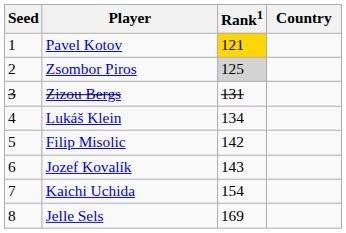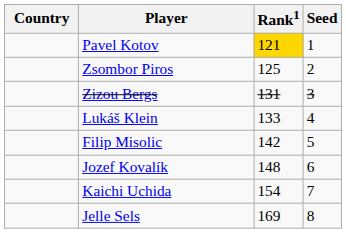columns swapped: (304, 18) <-> (23, 18)
(232, 69) lightgrey background -> (269, 69) no background
(232, 118) 134 -> (269, 118) 133
(232, 166) 143 -> (269, 166) 148
